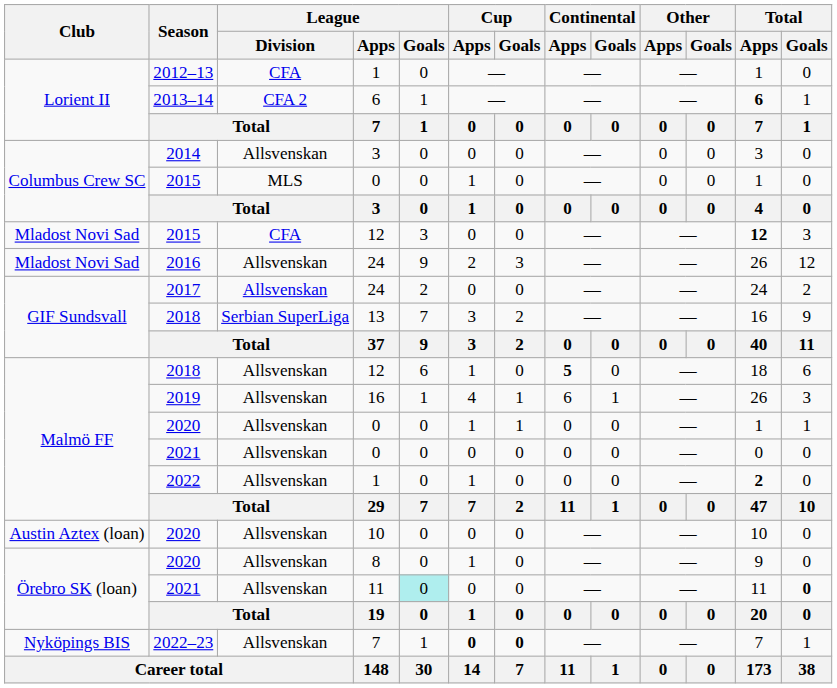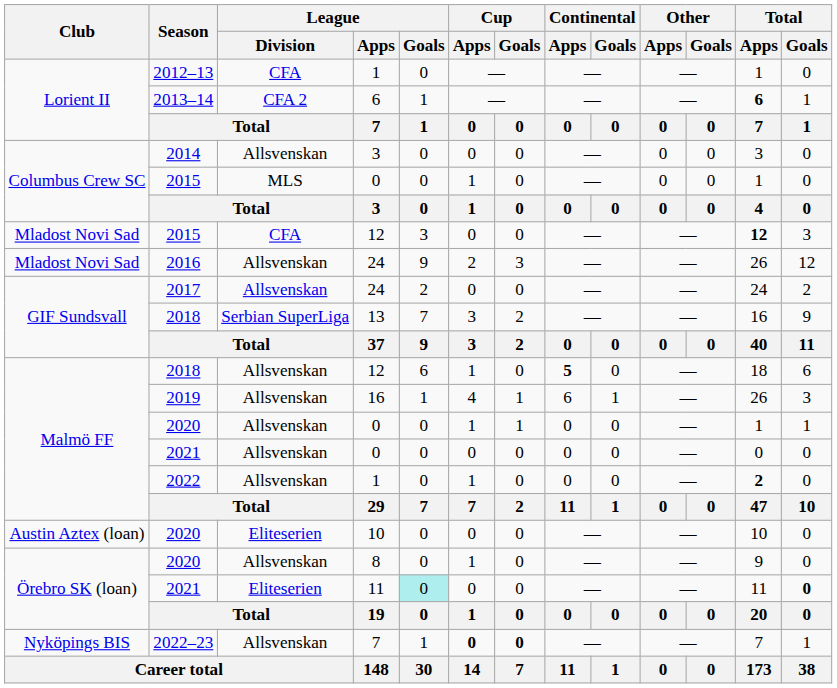(285, 533) Allsvenskan -> (285, 533) Eliteserien
(285, 588) Allsvenskan -> (285, 588) Eliteserien
